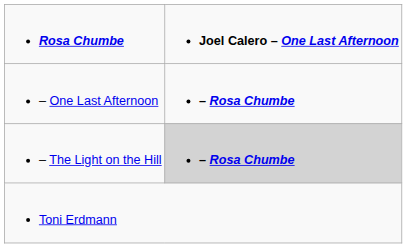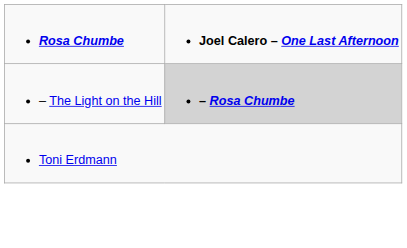- row: (84, 101)
